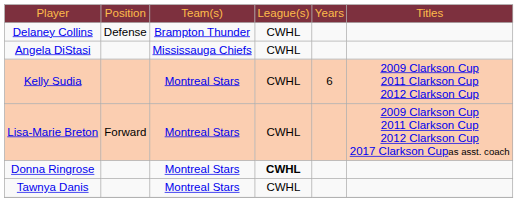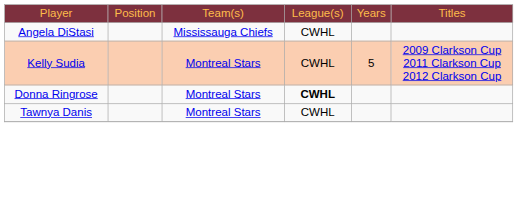- row: (53, 31)
(329, 81) 6 -> (371, 63) 5
- row: (53, 132)
